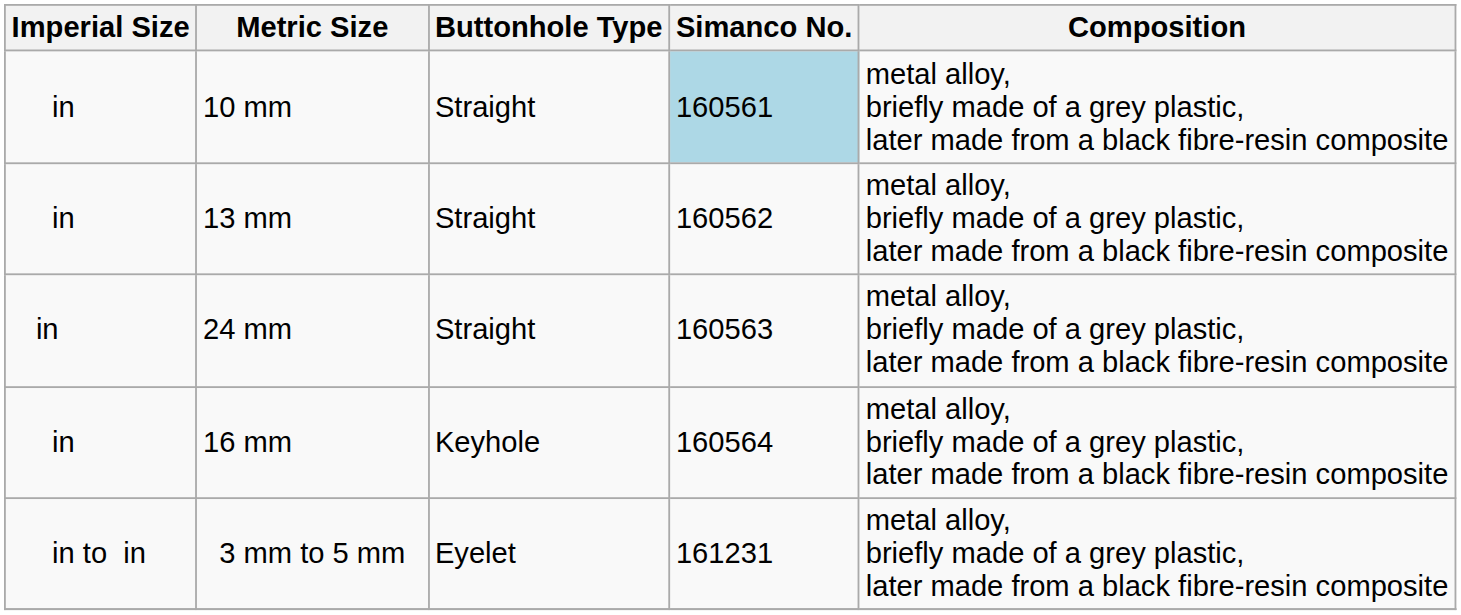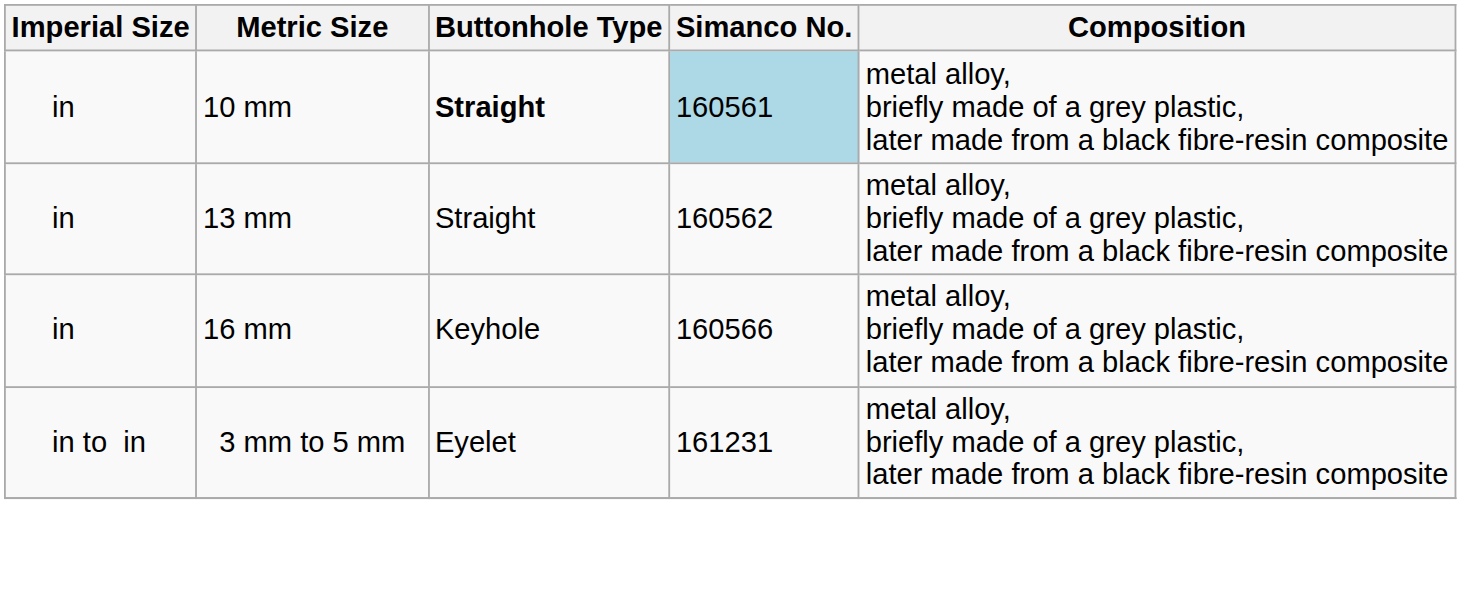(485, 106) normal -> (490, 106) bold
- row: (248, 329)
(725, 441) 160564 -> (725, 329) 160566
